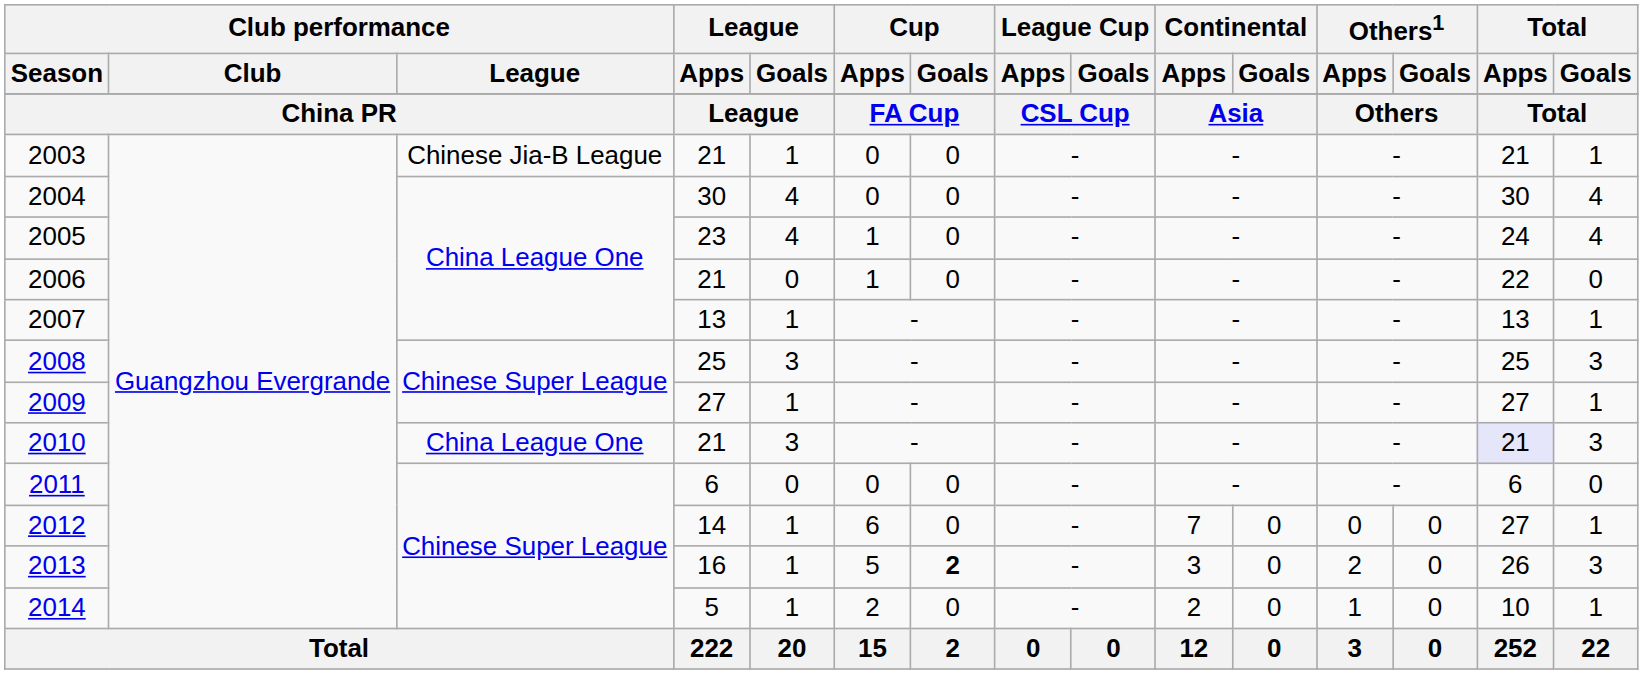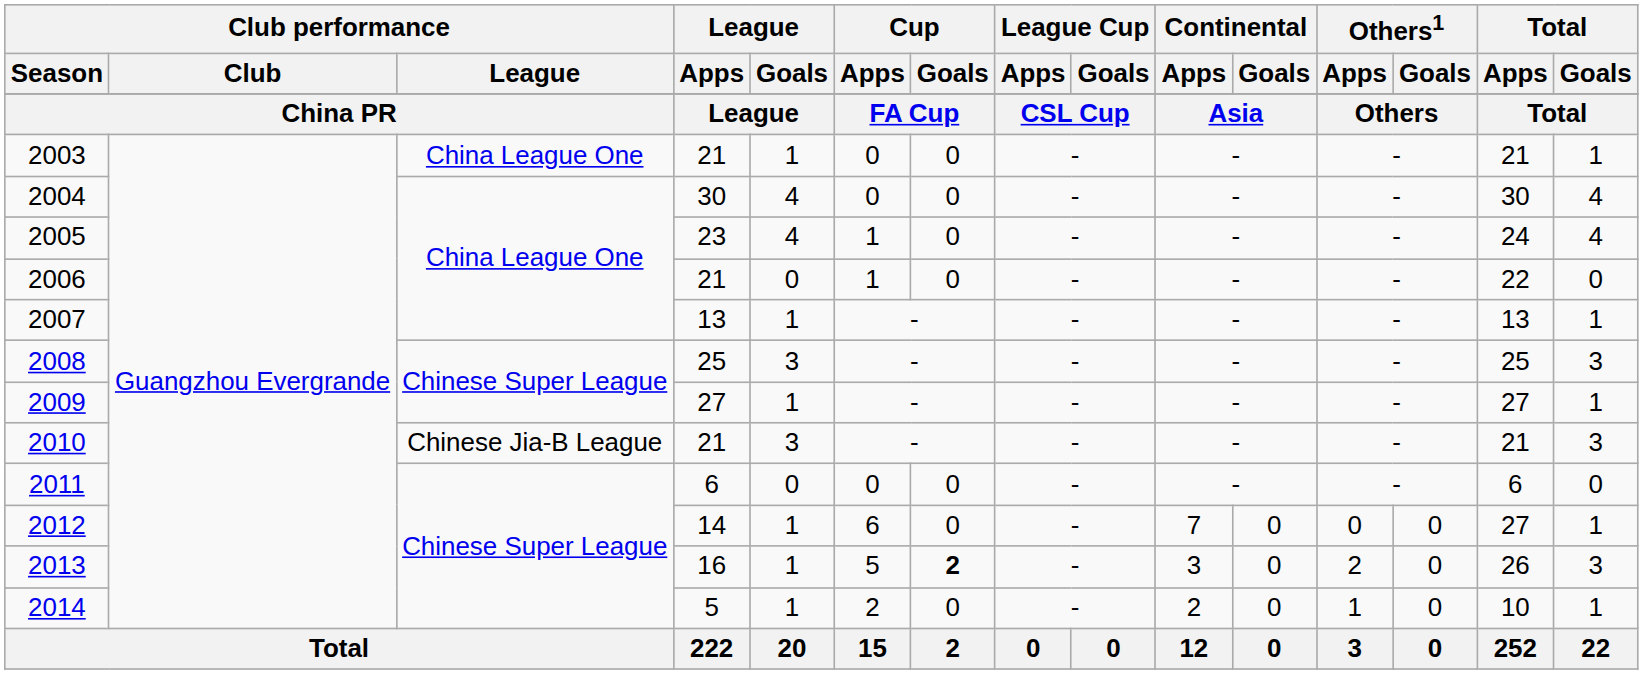(535, 155) Chinese Jia-B League -> (535, 155) China League One
(535, 443) China League One -> (535, 443) Chinese Jia-B League
(1515, 443) lavender background -> (1515, 443) no background
